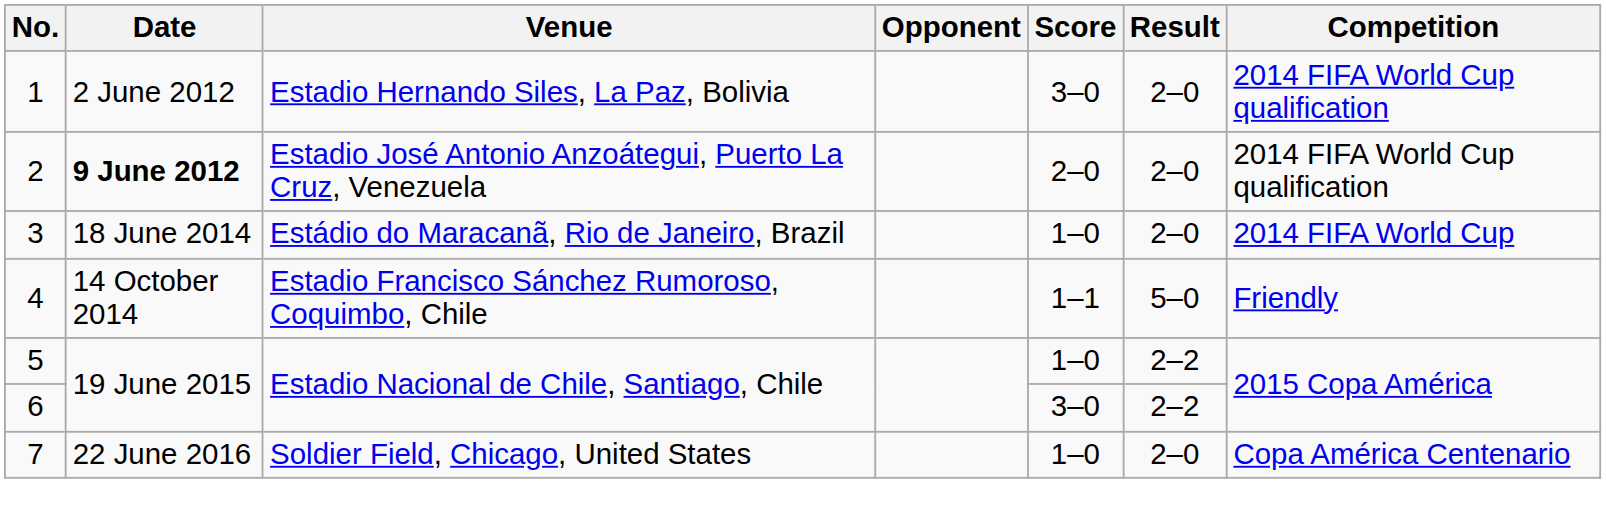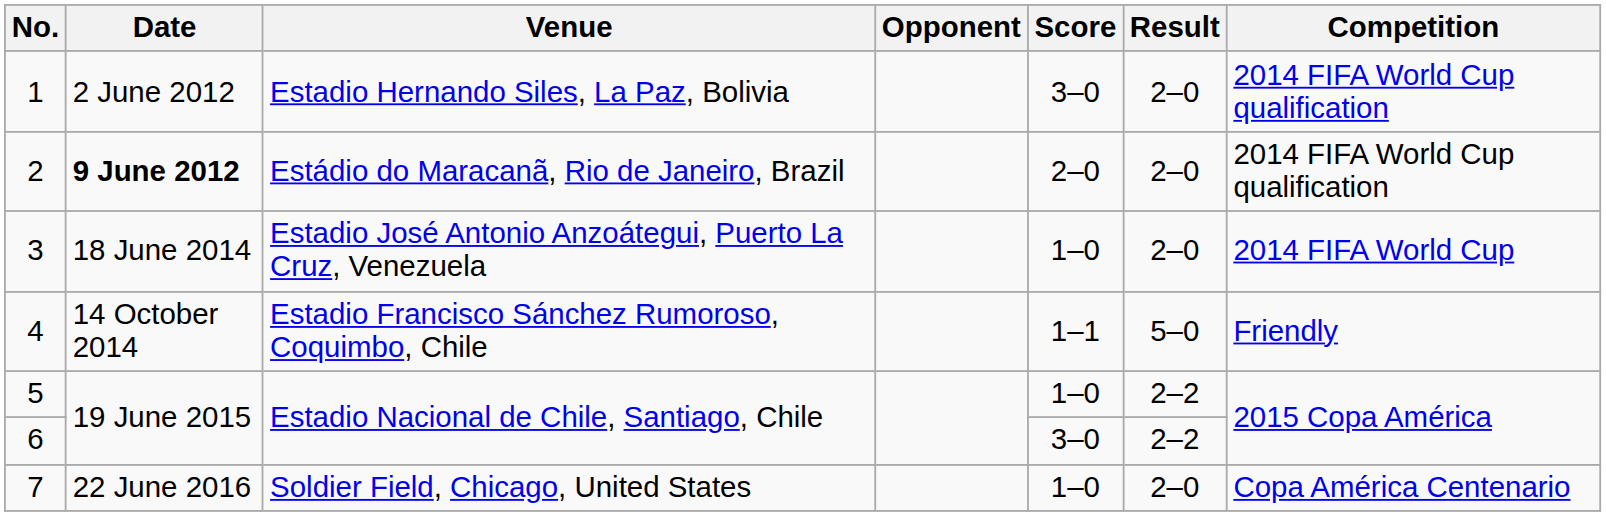(557, 170) Estadio José Antonio Anzoátegui, Puerto La Cruz, Venezuela -> (557, 170) Estádio do Maracanã, Rio de Janeiro, Brazil
(557, 234) Estádio do Maracanã, Rio de Janeiro, Brazil -> (557, 250) Estadio José Antonio Anzoátegui, Puerto La Cruz, Venezuela
